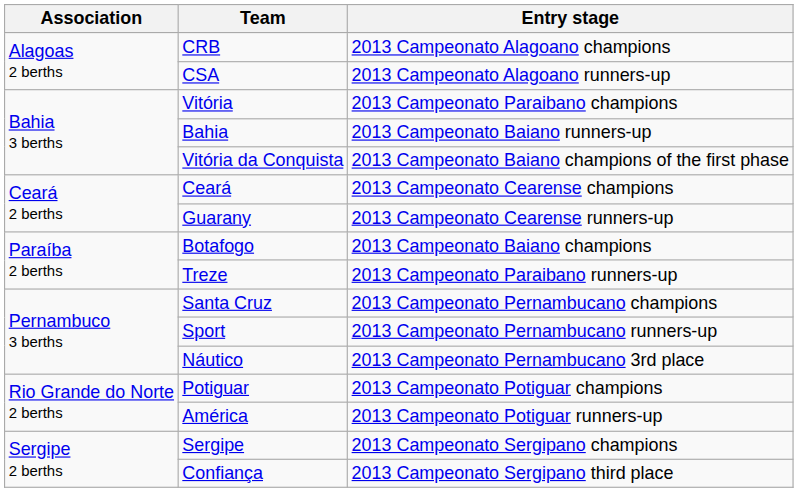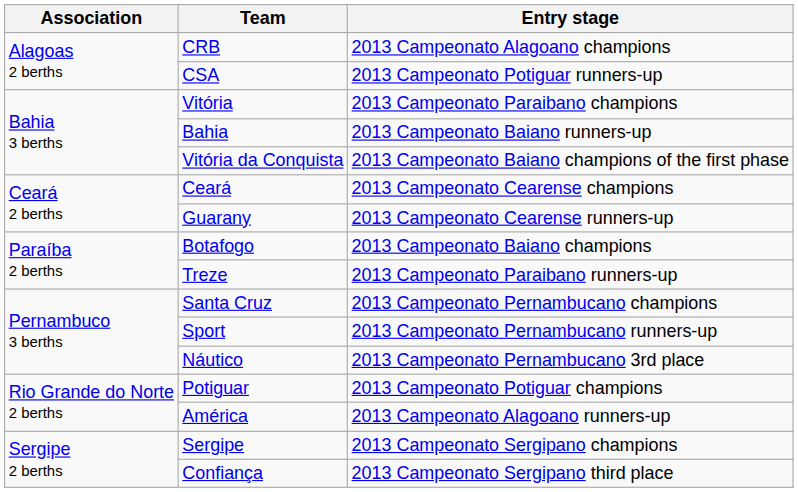(511, 75) 2013 Campeonato Alagoano runners-up -> (507, 75) 2013 Campeonato Potiguar runners-up
(507, 416) 2013 Campeonato Potiguar runners-up -> (511, 416) 2013 Campeonato Alagoano runners-up
